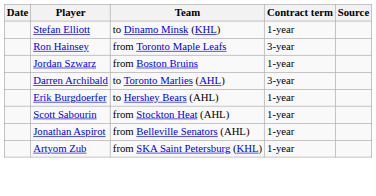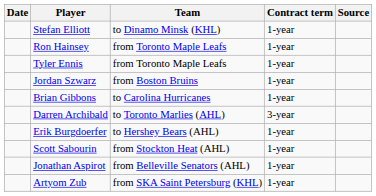(281, 47) 3-year -> (281, 47) 1-year
+ row: (58, 64)
+ row: (65, 98)
